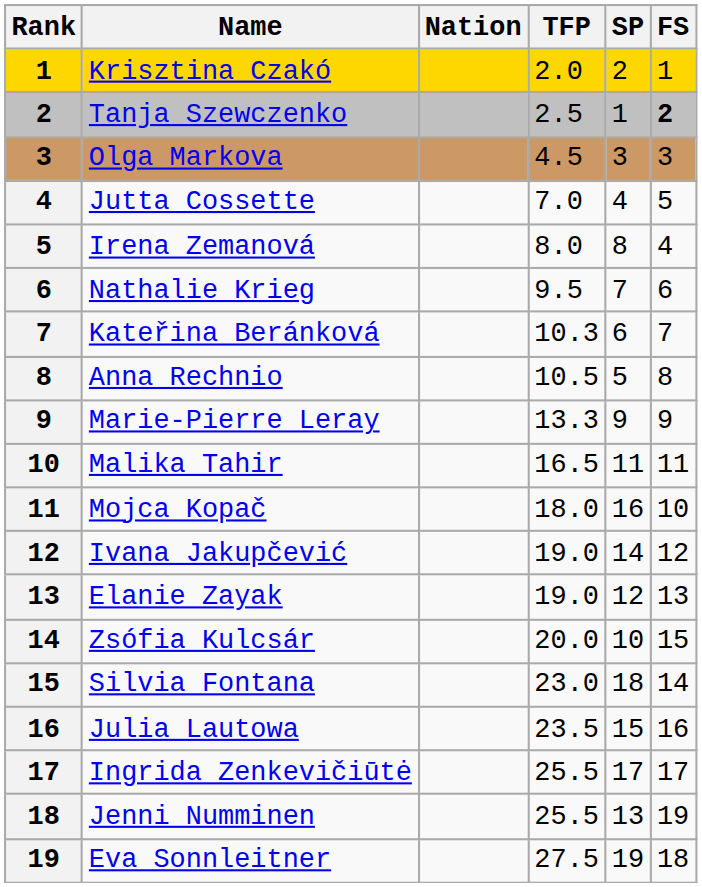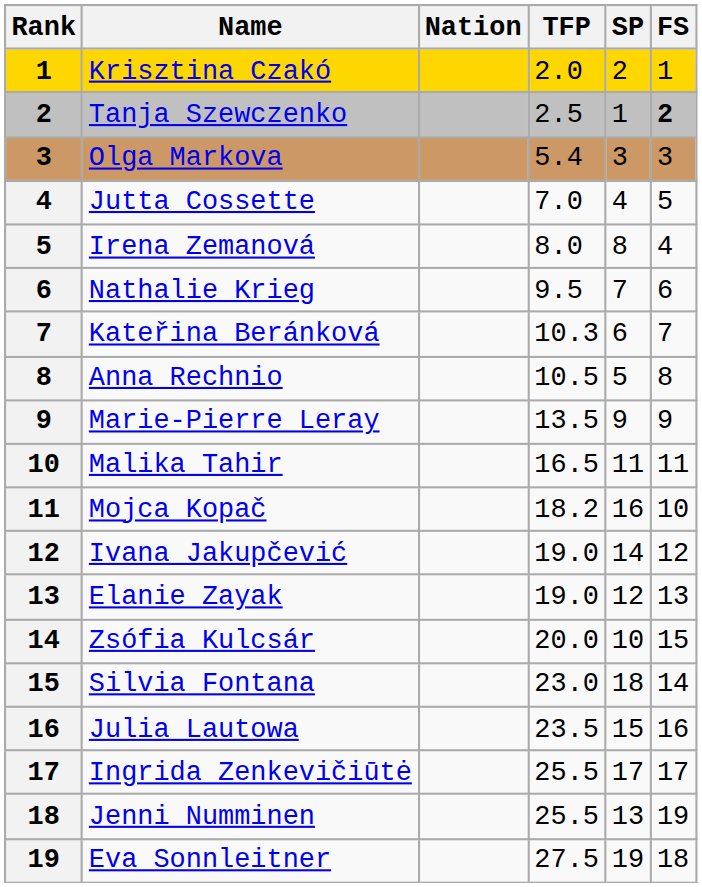(559, 159) 4.5 -> (559, 159) 5.4
(567, 422) 13.3 -> (567, 422) 13.5
(567, 509) 18.0 -> (567, 509) 18.2
